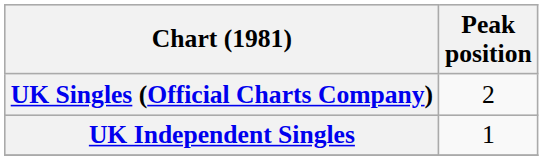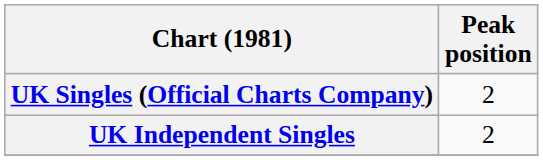(488, 134) 1 -> (488, 134) 2
